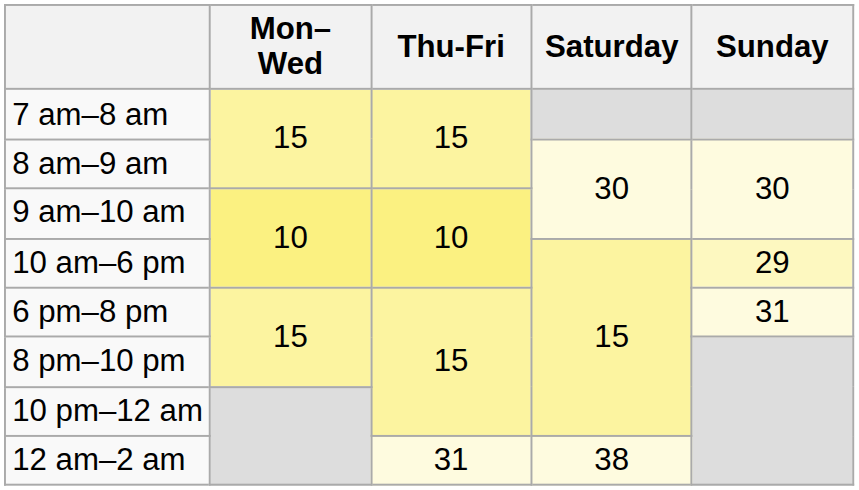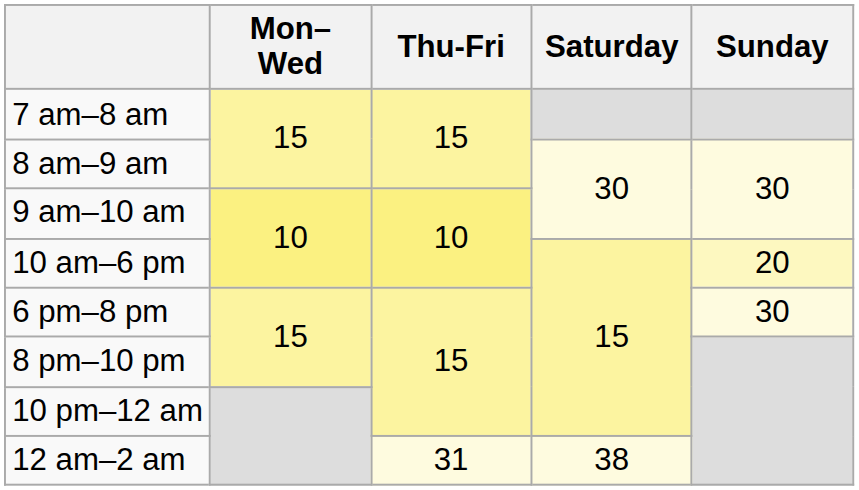(772, 262) 29 -> (772, 262) 20
(772, 311) 31 -> (772, 311) 30
